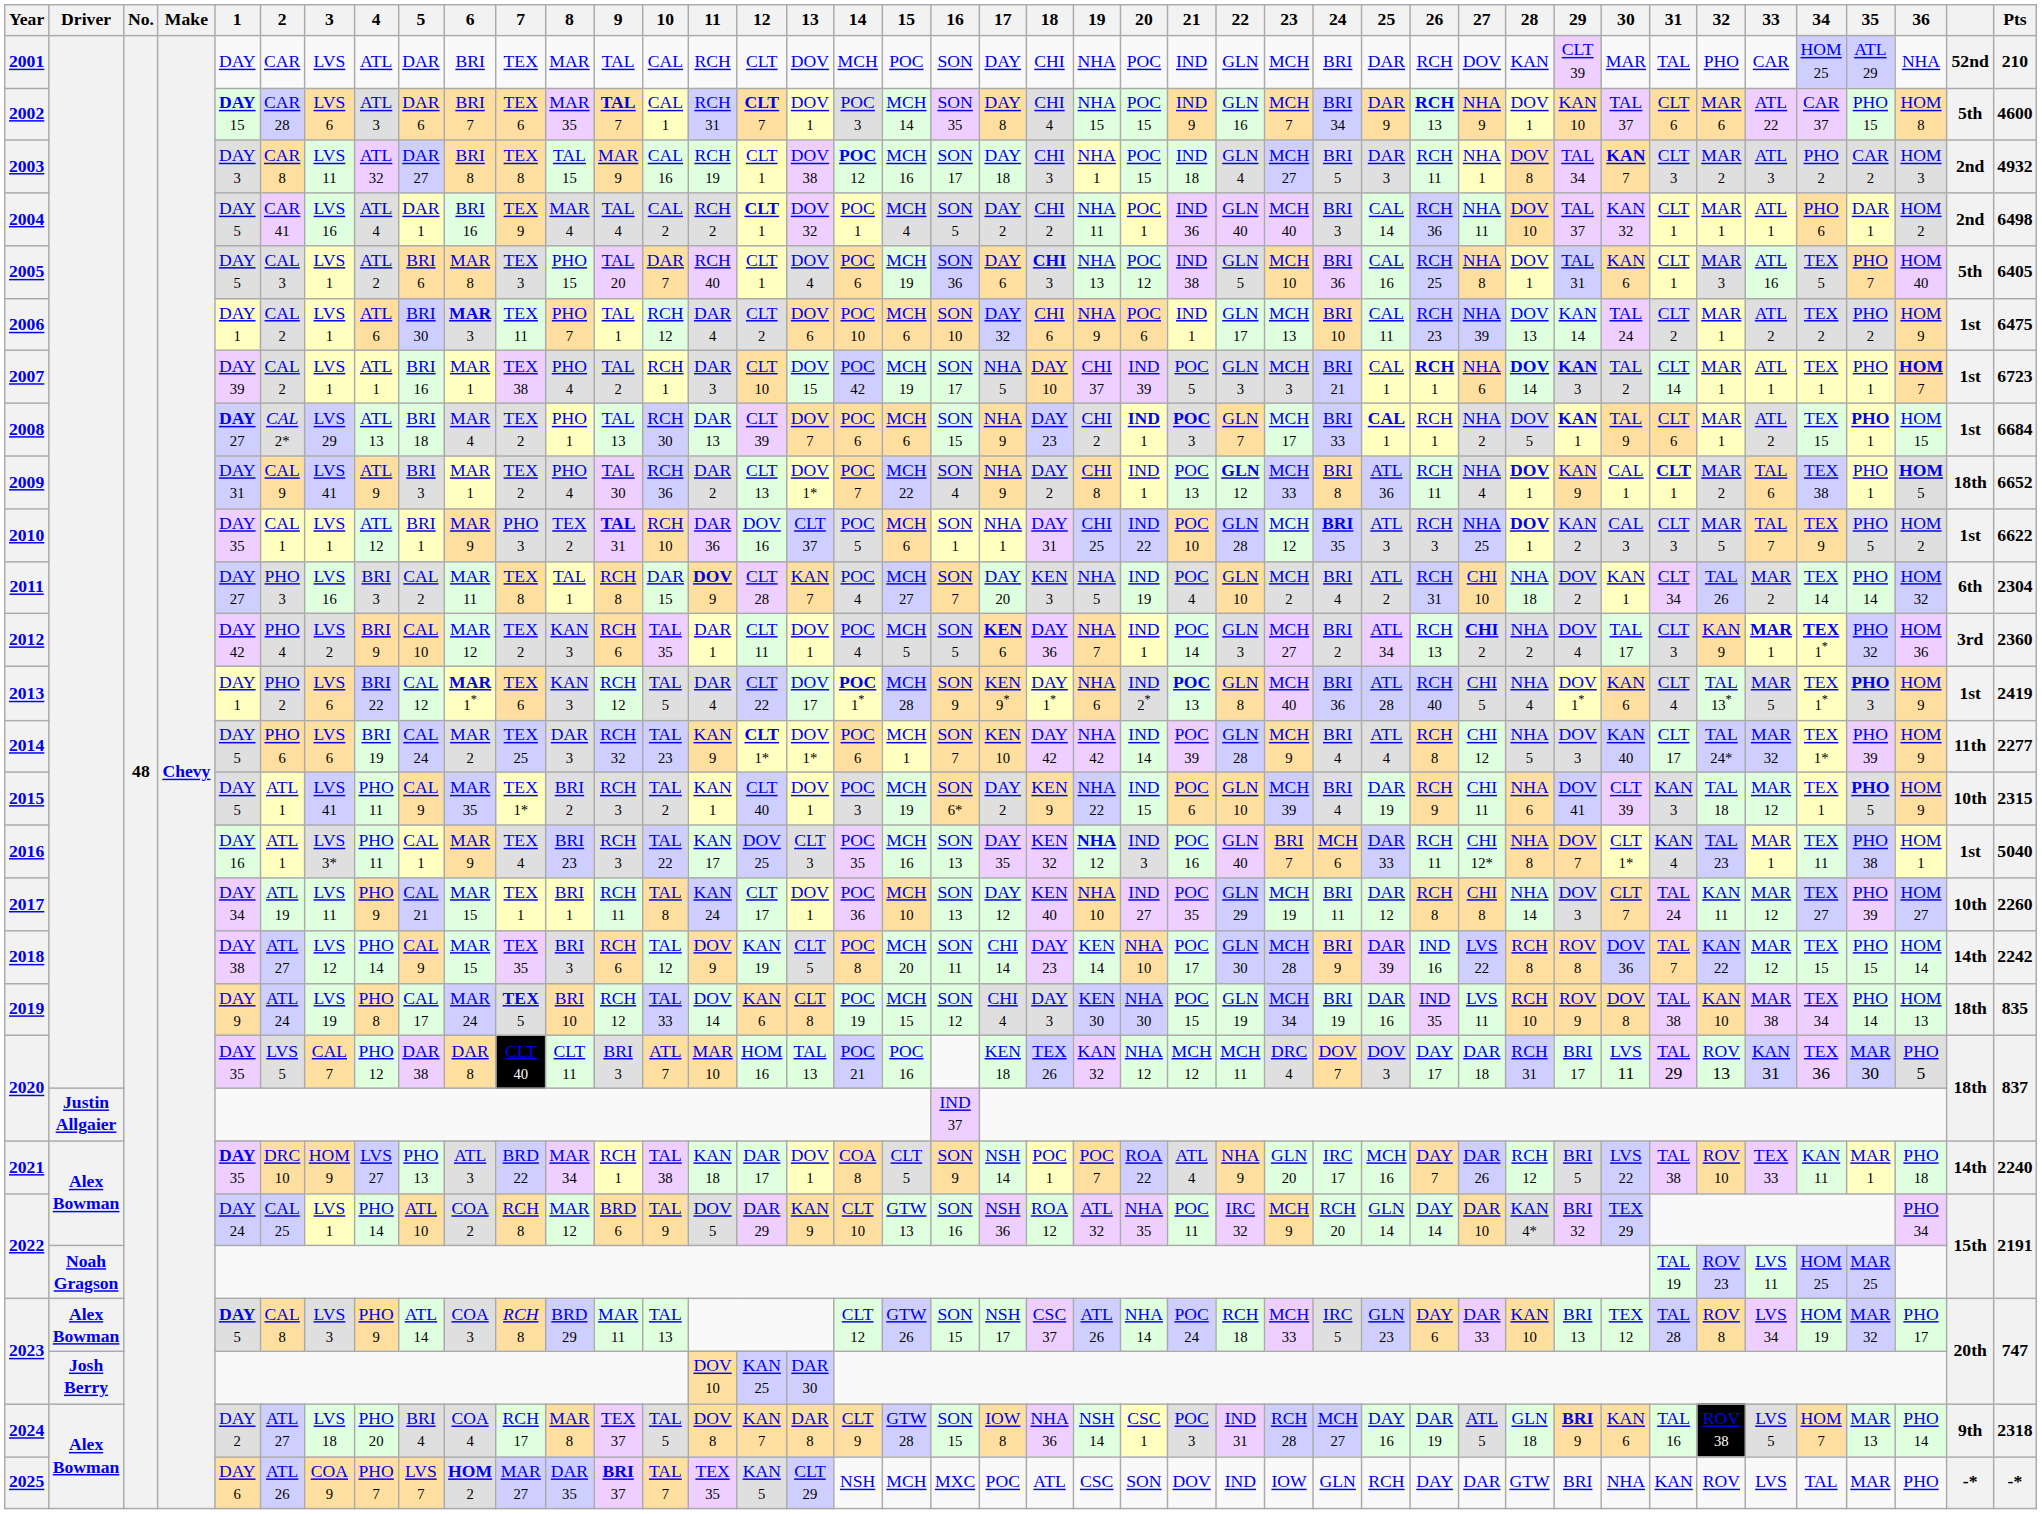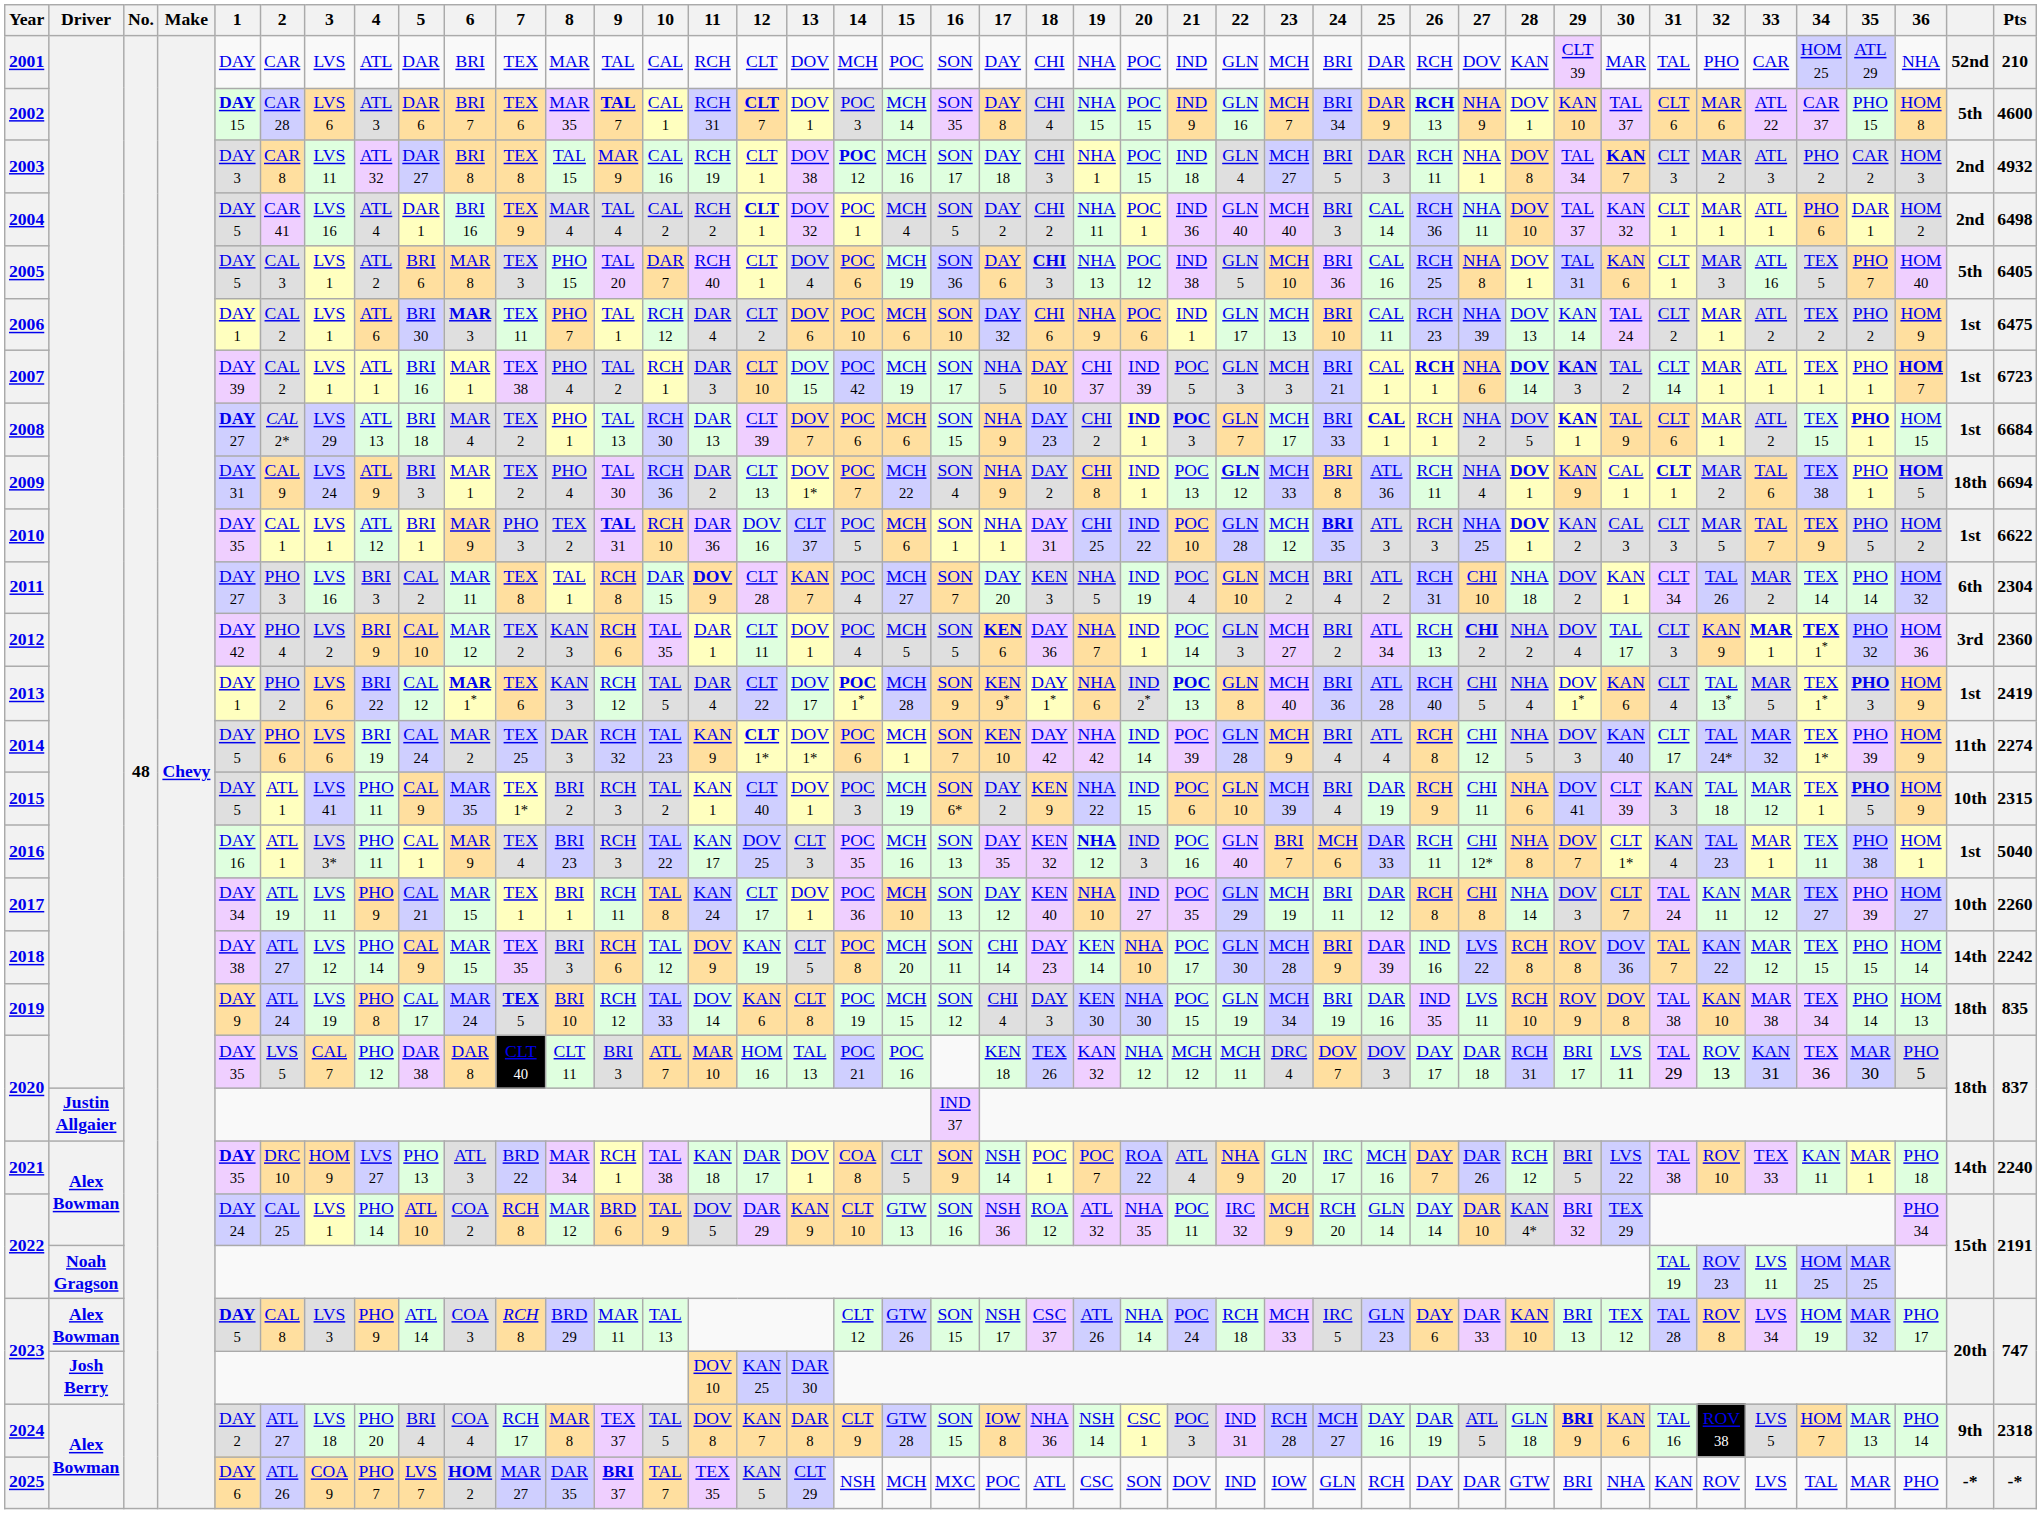(329, 481) LVS 41 -> (329, 481) LVS 24
(2015, 482) 6652 -> (2015, 482) 6694
(2015, 746) 2277 -> (2015, 746) 2274
